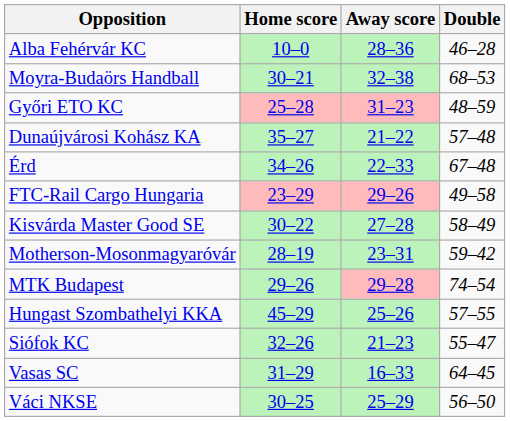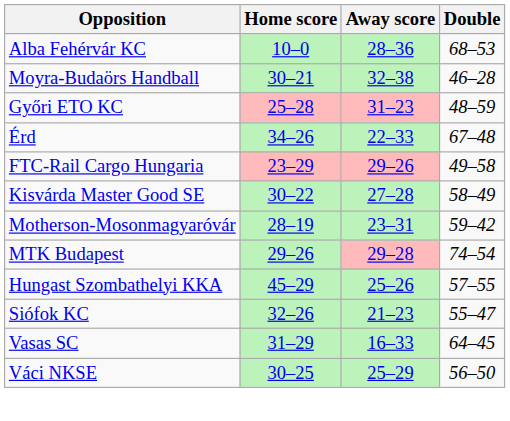(472, 48) 46–28 -> (472, 48) 68–53
(472, 78) 68–53 -> (472, 78) 46–28
- row: (105, 136)
